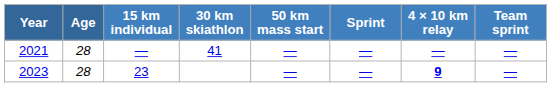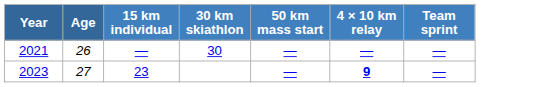- column: (366, 22)
(83, 51) 28 -> (83, 51) 26
(215, 51) 41 -> (215, 51) 30
(83, 72) 28 -> (83, 72) 27
